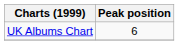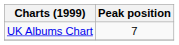(134, 31) 6 -> (134, 31) 7
